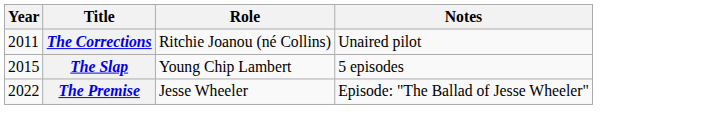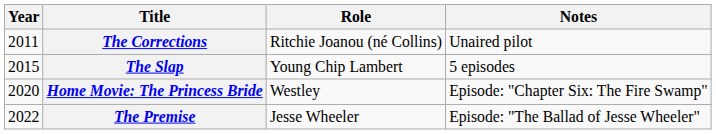+ row: (155, 91)
